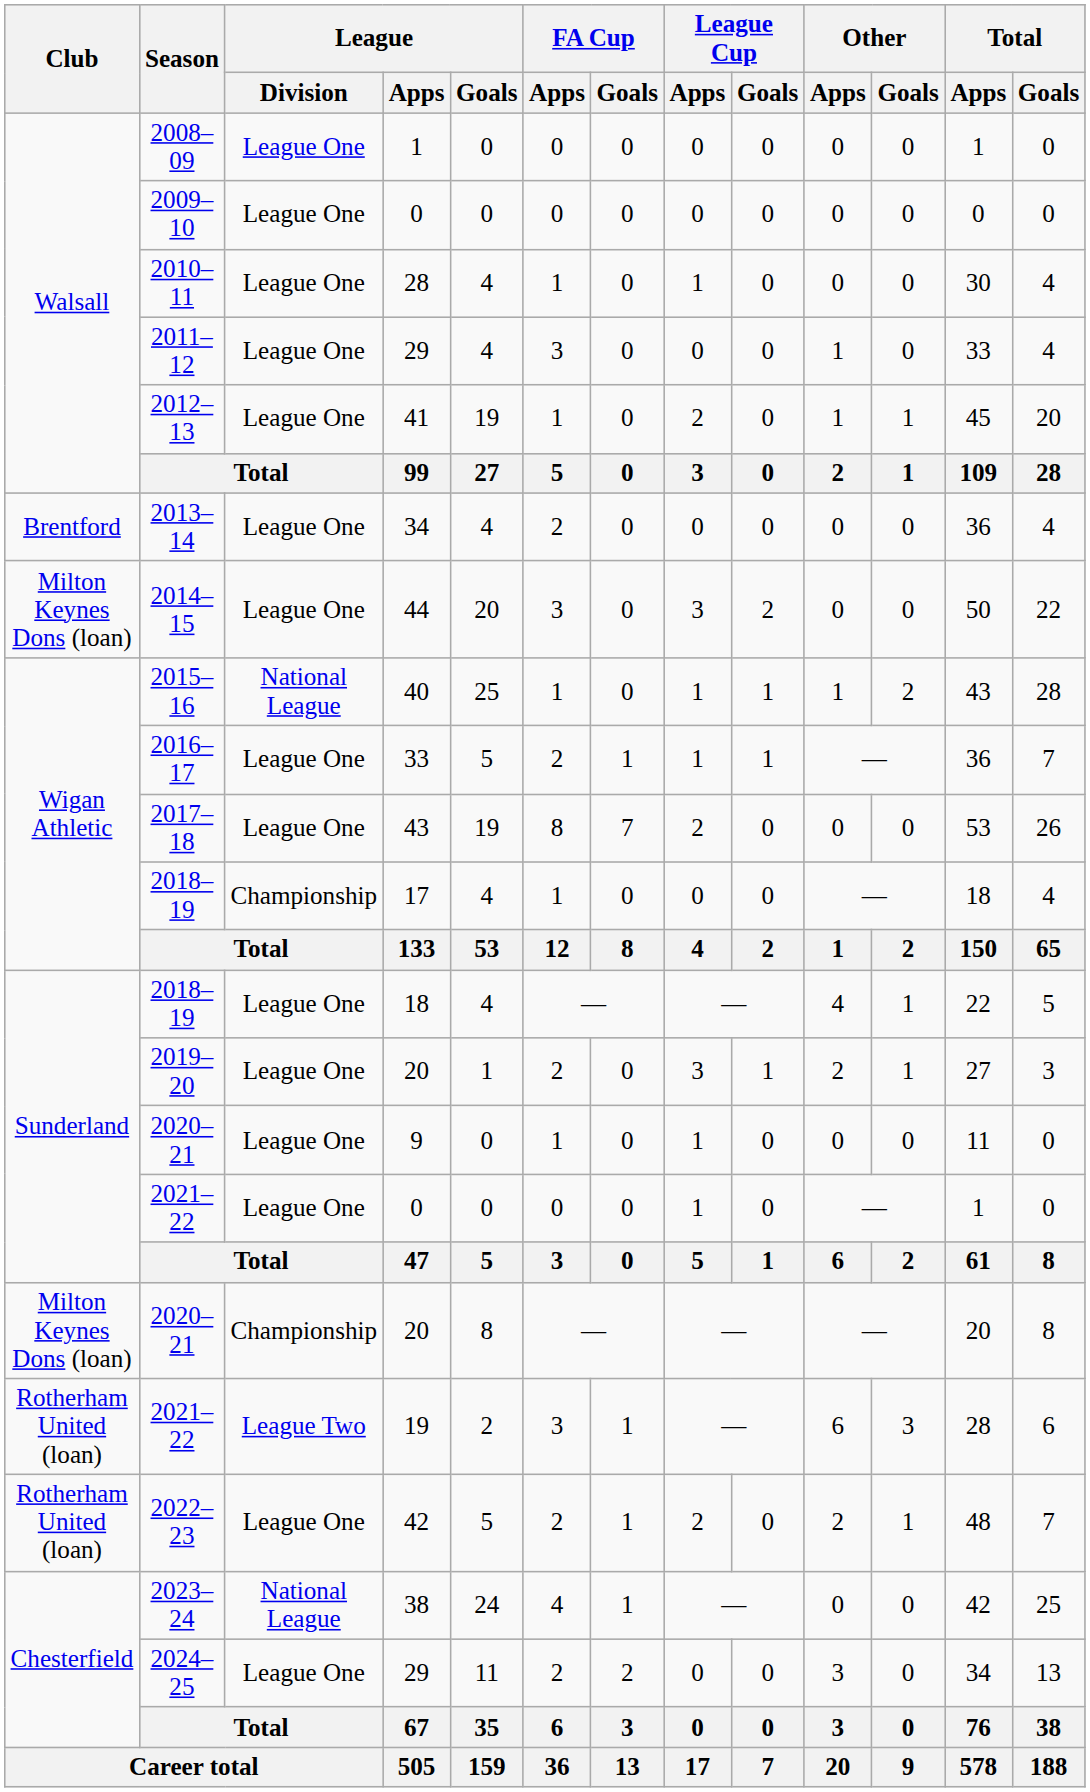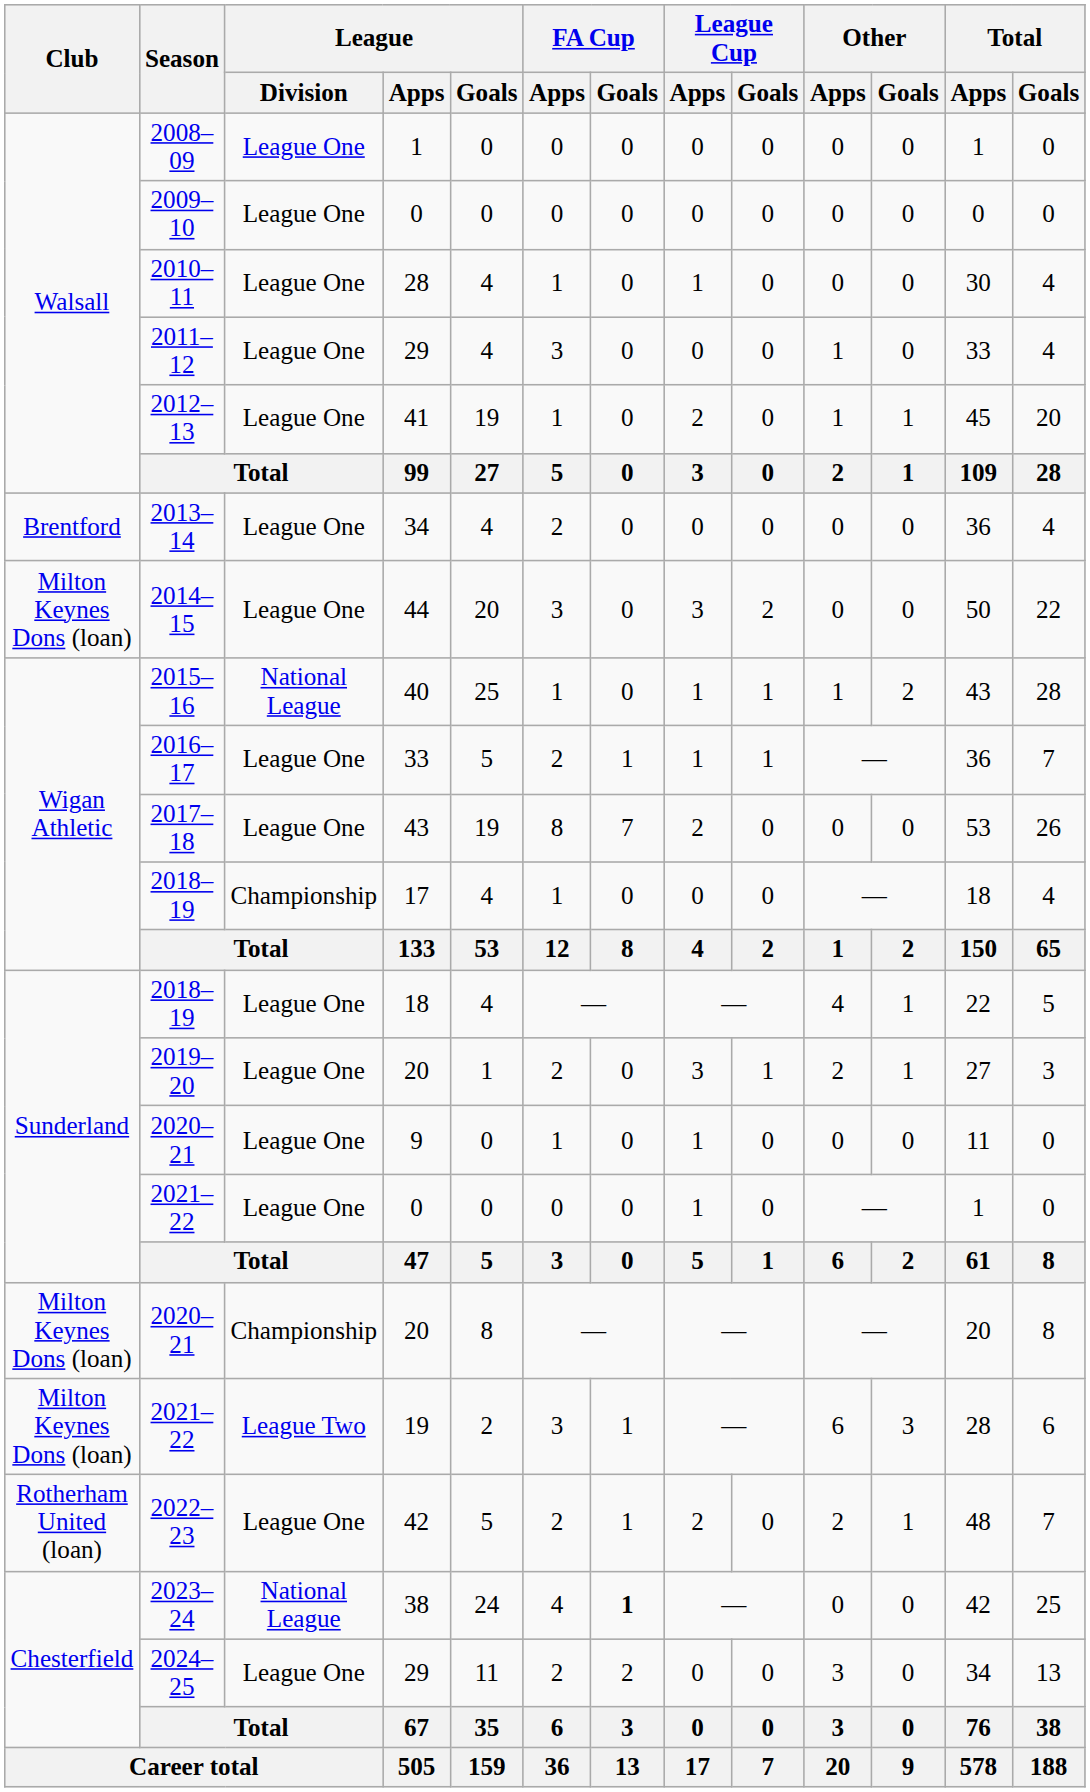(72, 1426) Rotherham United (loan) -> (72, 1426) Milton Keynes Dons (loan)
(627, 1604) normal -> (627, 1604) bold
